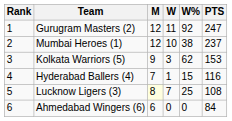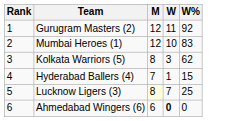- column: (214, 12)
(187, 44) 38 -> (187, 44) 83
(153, 60) 9 -> (153, 60) 8
(168, 108) normal -> (168, 108) bold
